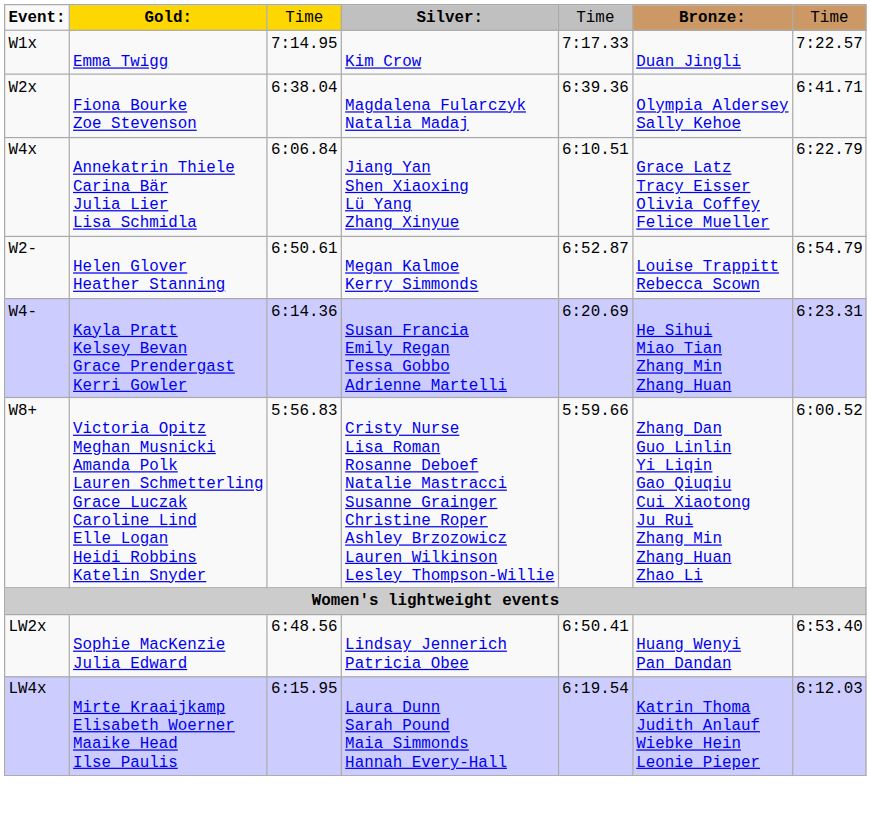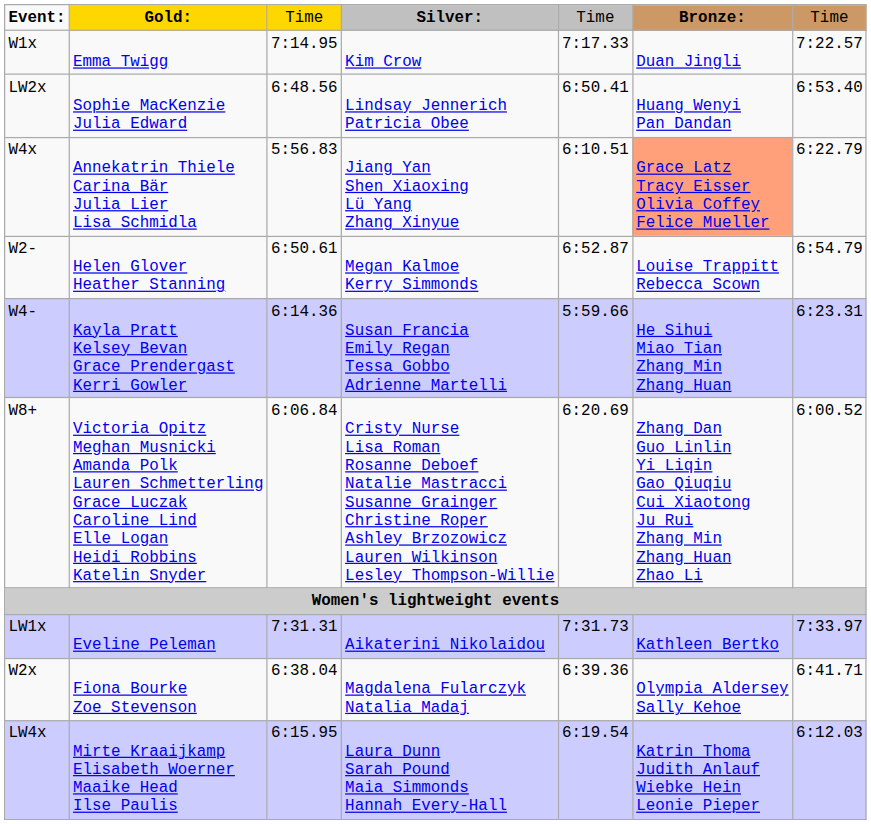rows swapped: (23, 88) <-> (27, 627)
(304, 150) 6:06.84 -> (304, 150) 5:56.83
(703, 196) no background -> (703, 196) lightsalmon background
(595, 311) 6:20.69 -> (595, 311) 5:59.66
(304, 411) 5:56.83 -> (304, 411) 6:06.84
(595, 411) 5:59.66 -> (595, 411) 6:20.69
+ row: (27, 627)
